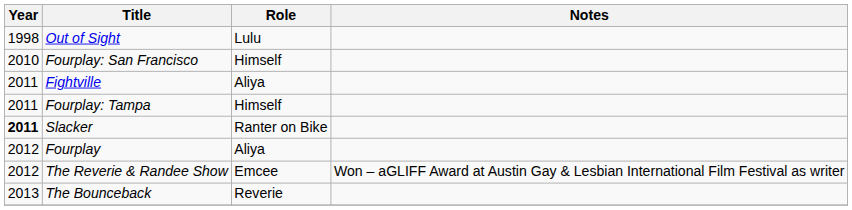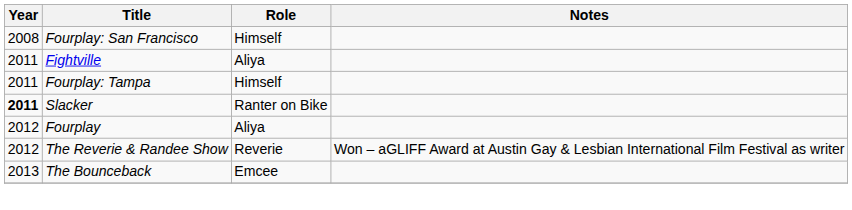- row: (83, 37)
(23, 60) 2010 -> (23, 37) 2008
(256, 171) Emcee -> (259, 149) Reverie
(259, 194) Reverie -> (256, 171) Emcee
